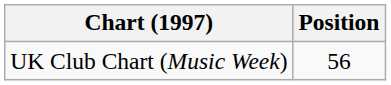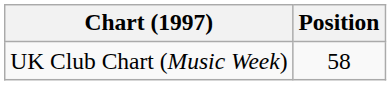(339, 60) 56 -> (339, 60) 58
